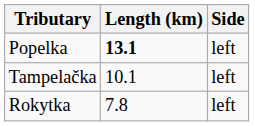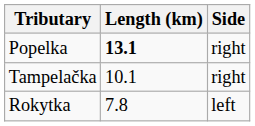(223, 47) left -> (228, 47) right
(223, 76) left -> (228, 76) right
